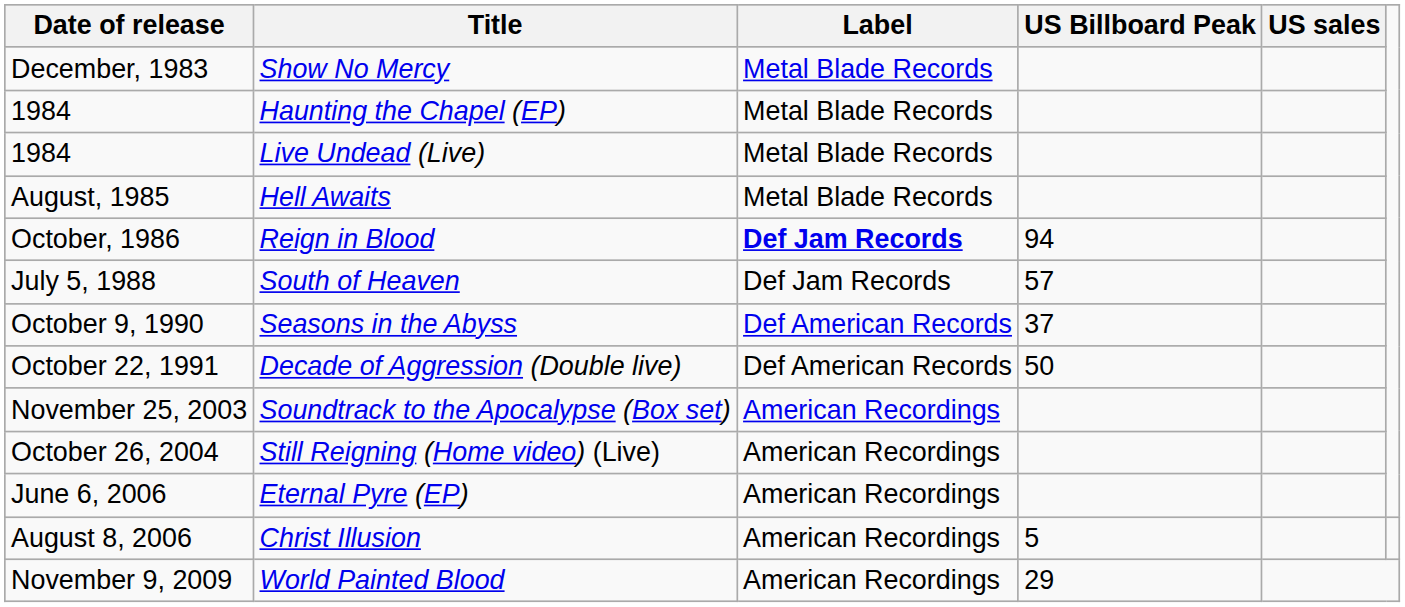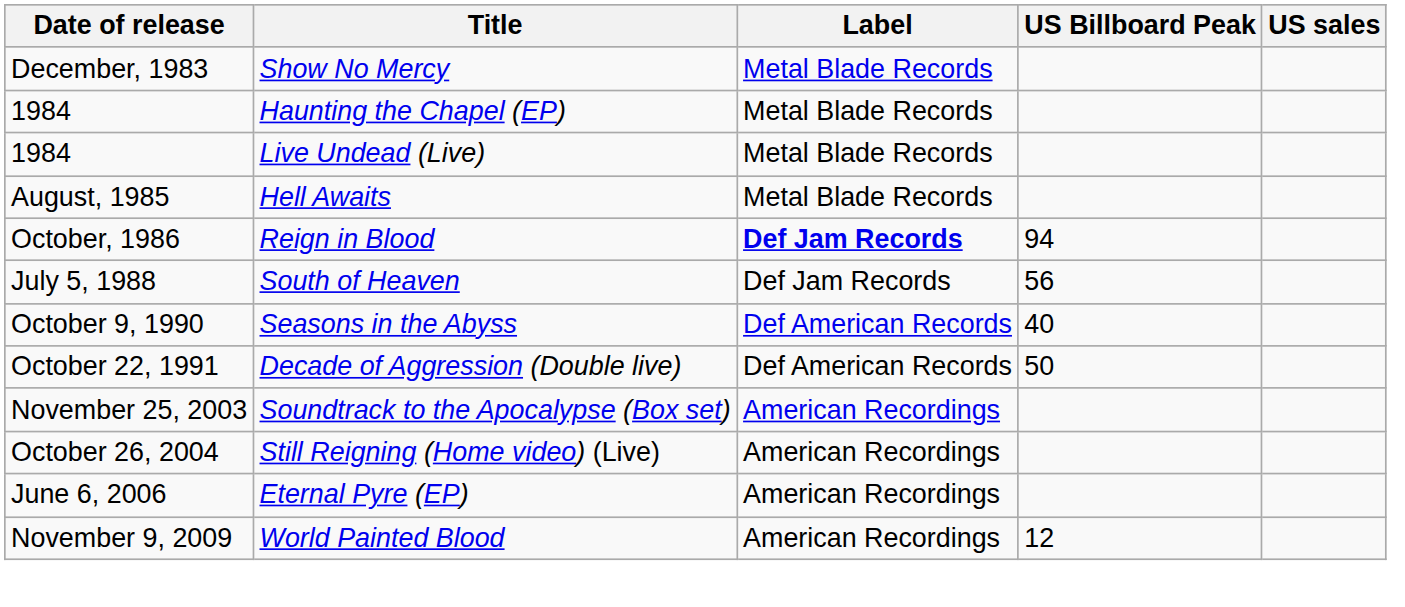(1039, 281) 57 -> (1039, 281) 56
(1039, 324) 37 -> (1039, 324) 40
- row: (340, 537)
(1039, 580) 29 -> (1039, 537) 12
